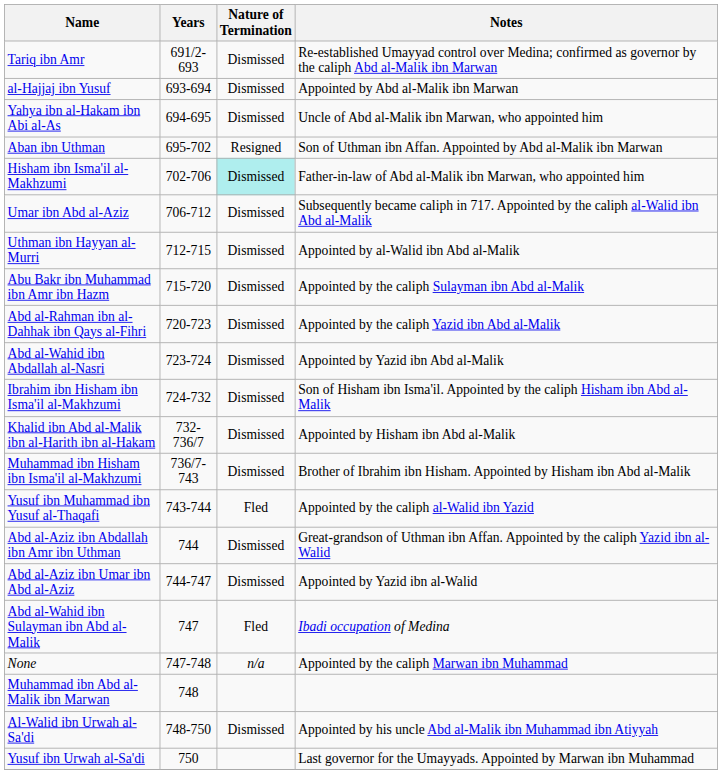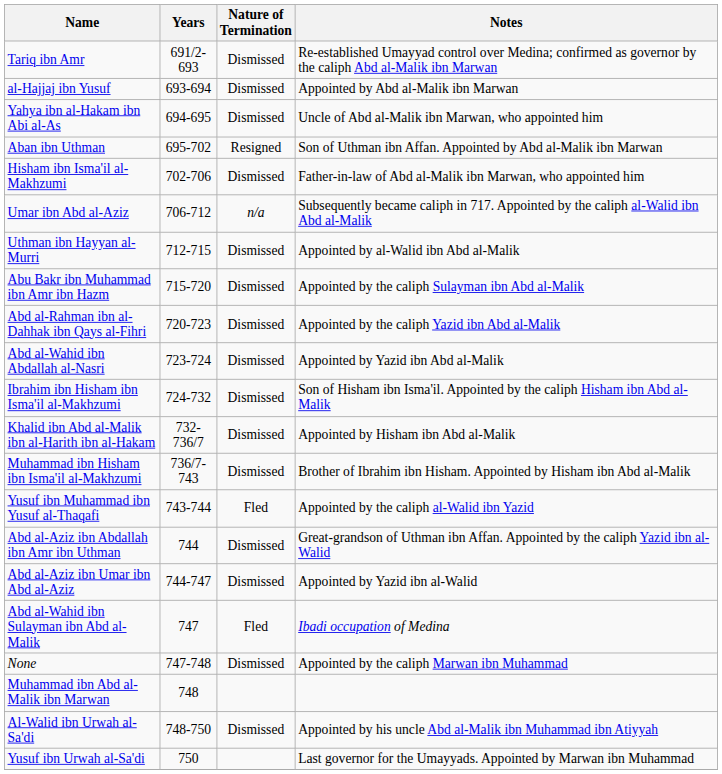(256, 176) paleturquoise background -> (256, 176) no background
(256, 213) Dismissed -> (256, 213) n/a
(256, 663) n/a -> (256, 663) Dismissed
